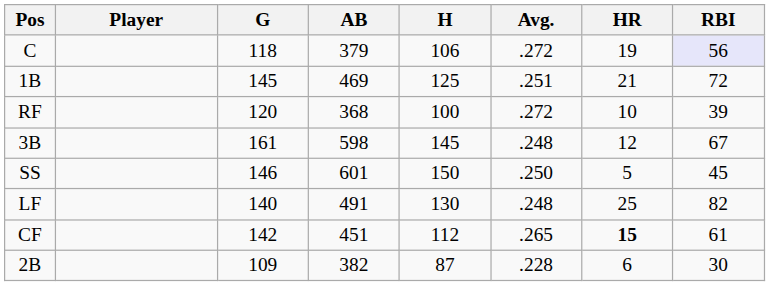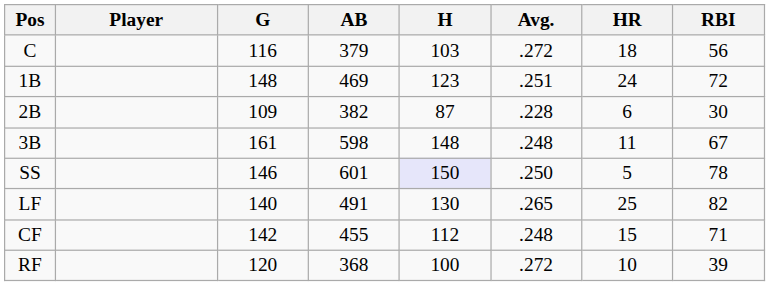(263, 50) 118 -> (263, 50) 116
(445, 50) 106 -> (445, 50) 103
(627, 50) 19 -> (627, 50) 18
(718, 50) lavender background -> (718, 50) no background
(263, 81) 145 -> (263, 81) 148
(445, 81) 125 -> (445, 81) 123
(627, 81) 21 -> (627, 81) 24
rows swapped: (30, 265) <-> (30, 111)
(445, 142) 145 -> (445, 142) 148
(627, 142) 12 -> (627, 142) 11
(445, 173) no background -> (445, 173) lavender background
(718, 173) 45 -> (718, 173) 78
(536, 204) .248 -> (536, 204) .265
(354, 234) 451 -> (354, 234) 455
(536, 234) .265 -> (536, 234) .248
(627, 234) bold -> (627, 234) normal
(718, 234) 61 -> (718, 234) 71
